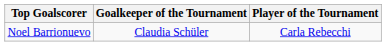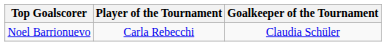columns swapped: (315, 13) <-> (171, 13)
